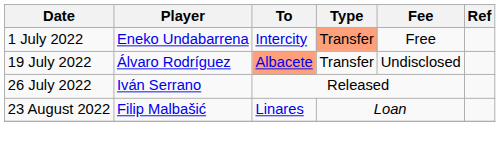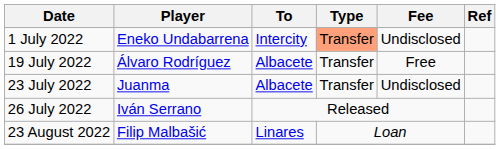(421, 39) Free -> (421, 39) Undisclosed
(284, 62) lightsalmon background -> (284, 62) no background
(421, 62) Undisclosed -> (421, 62) Free
+ row: (50, 86)
